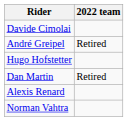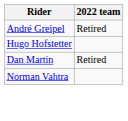- row: (39, 28)
- row: (36, 92)
